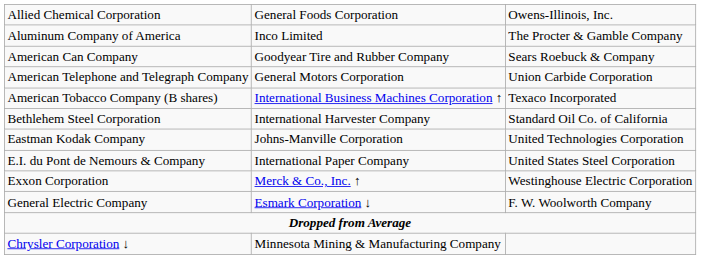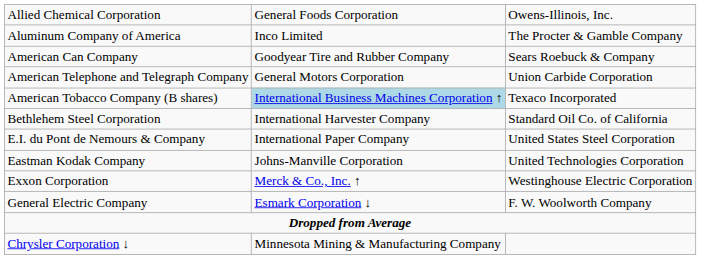(378, 98) no background -> (378, 98) lightblue background
rows swapped: (106, 160) <-> (76, 139)
